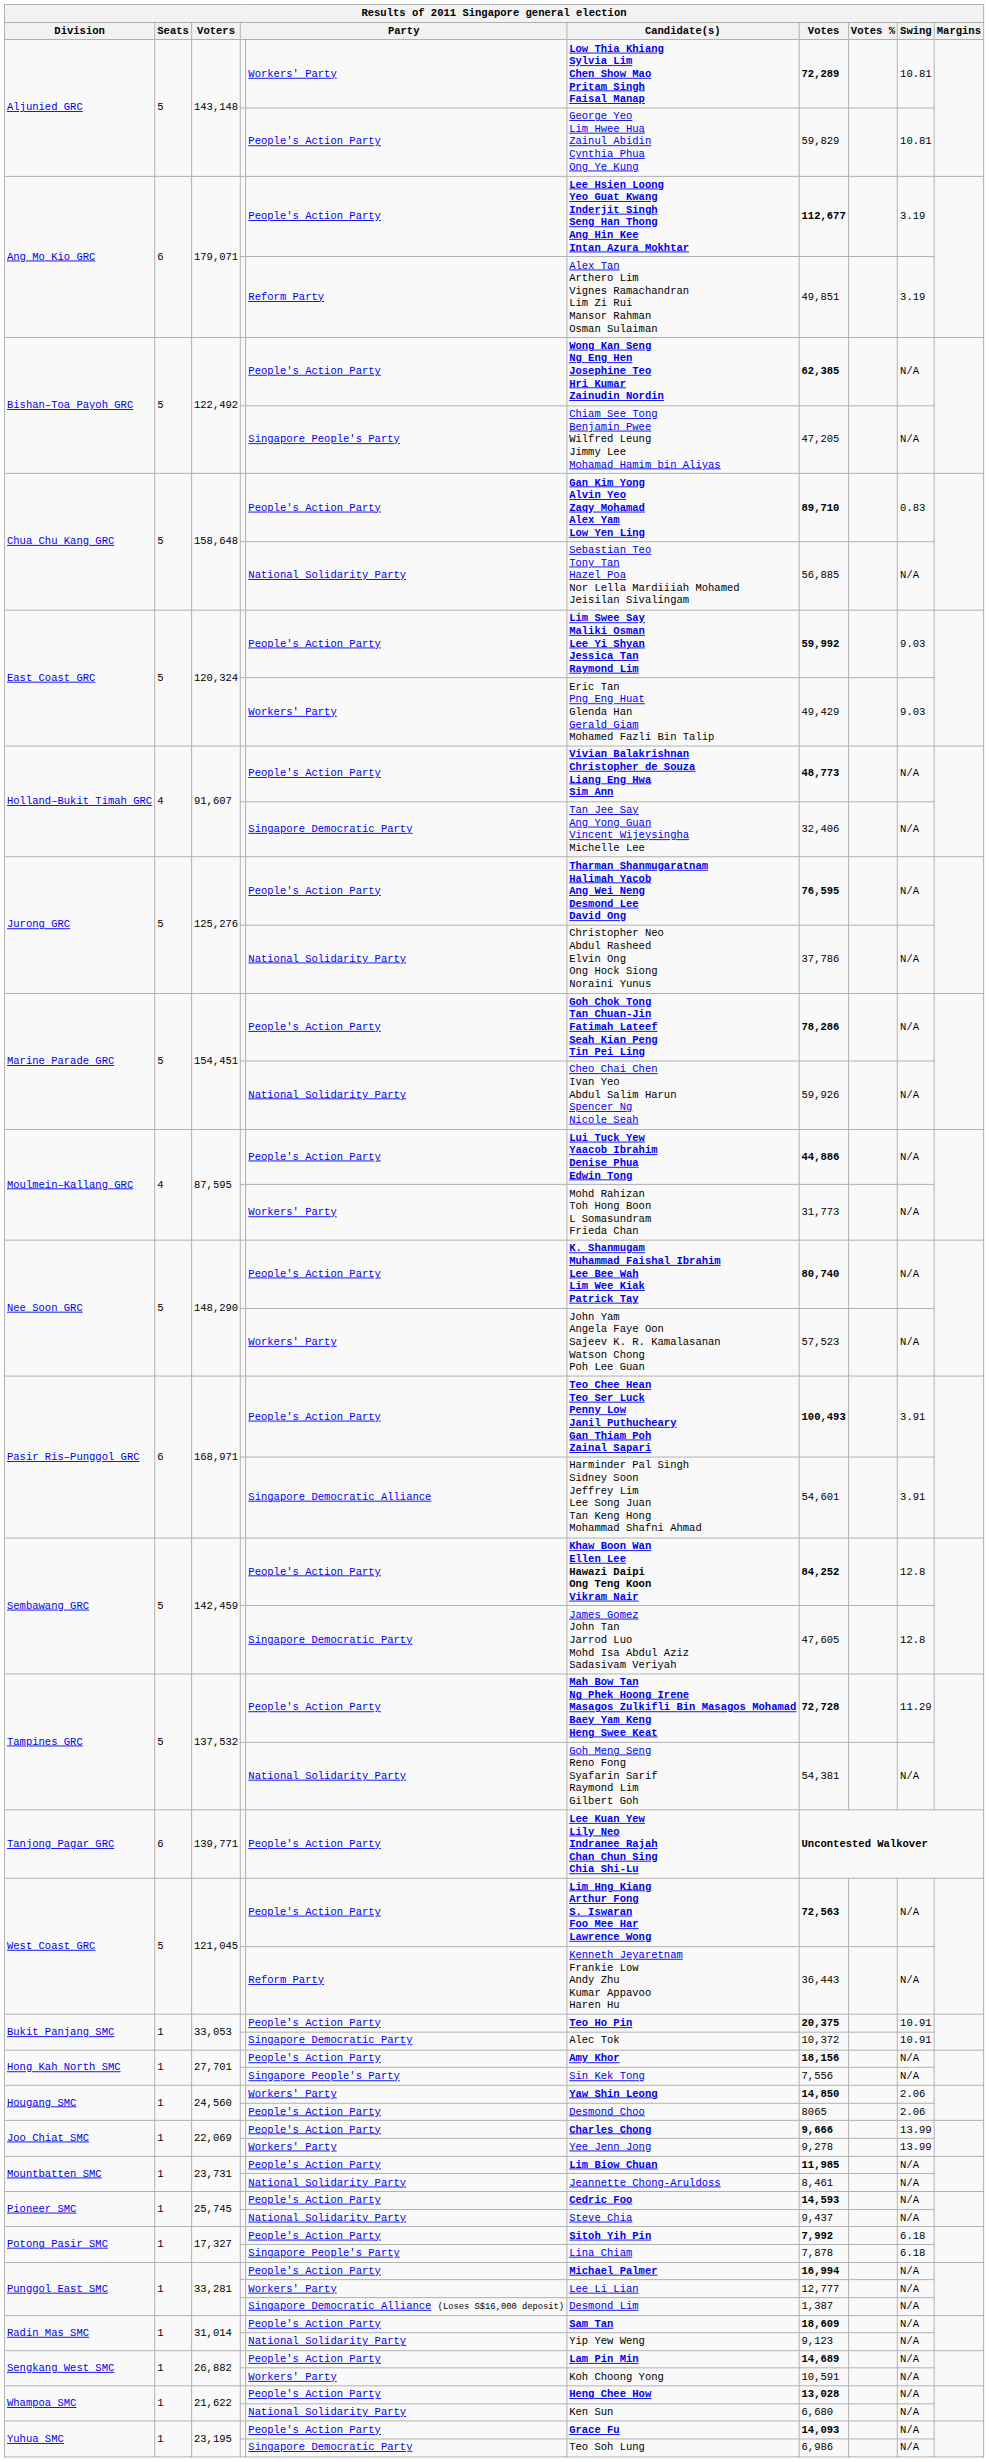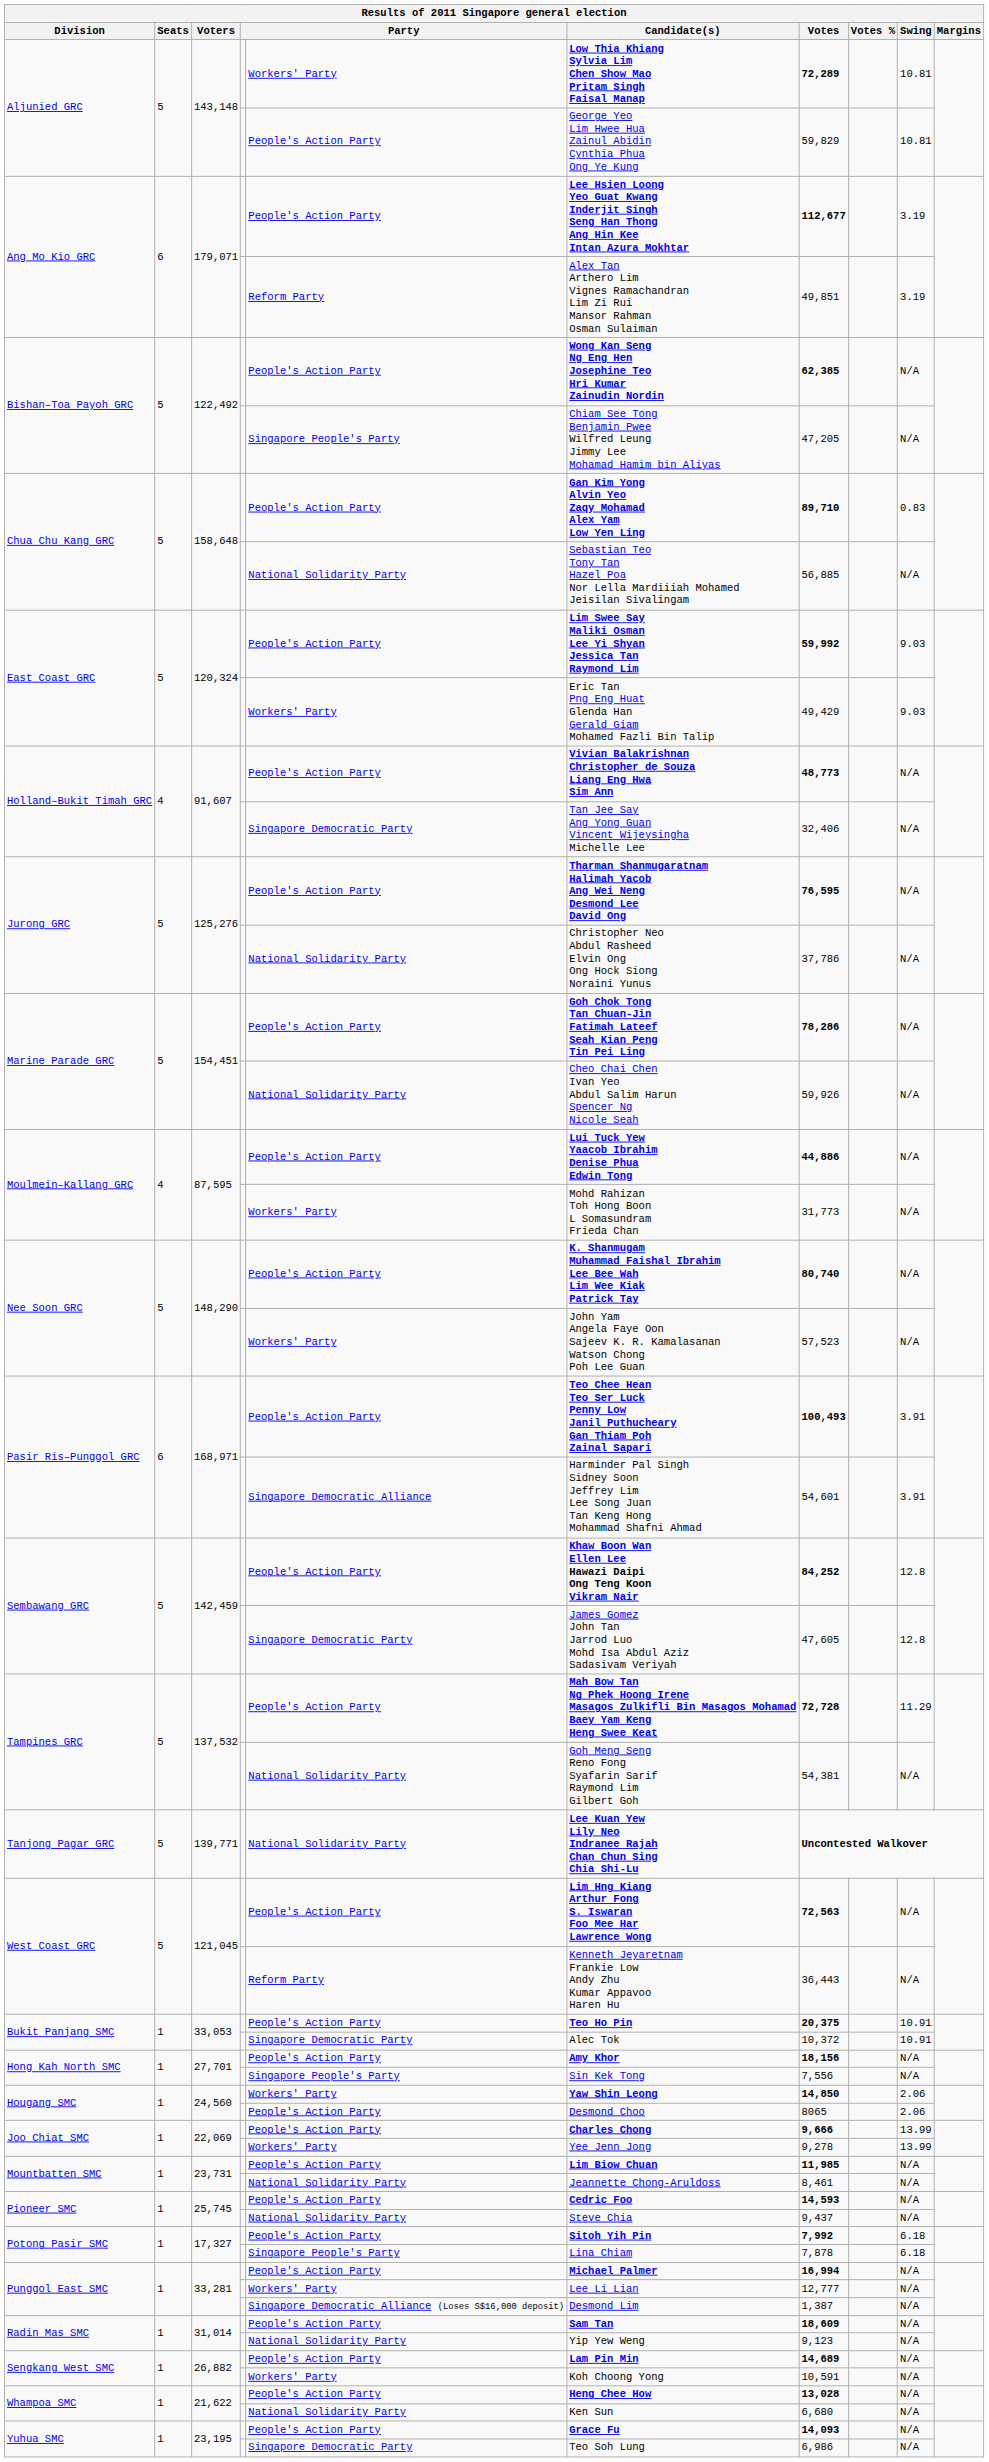(160, 1844) 6 -> (160, 1844) 5
(315, 1844) People's Action Party -> (327, 1844) National Solidarity Party
